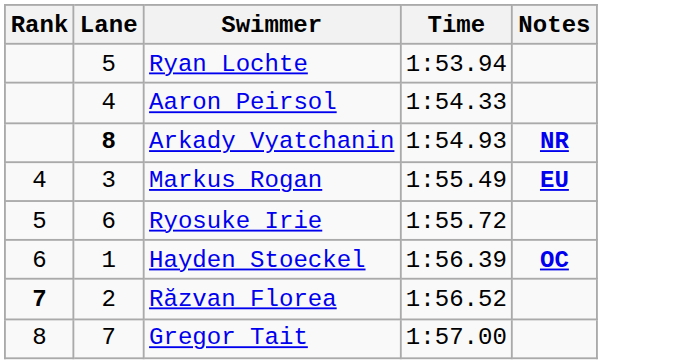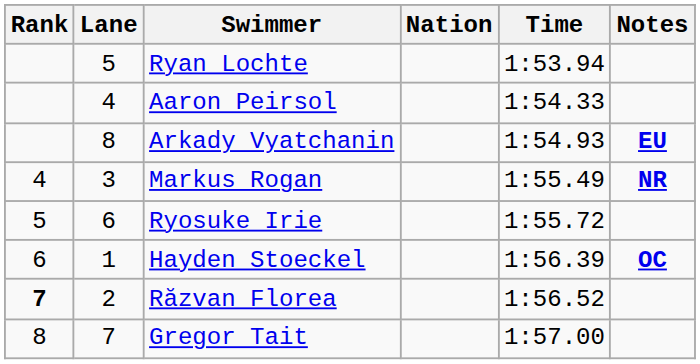+ column: (449, 25)
(109, 142) bold -> (109, 142) normal
(554, 142) NR -> (652, 142) EU
(554, 181) EU -> (652, 181) NR
